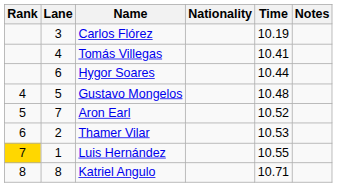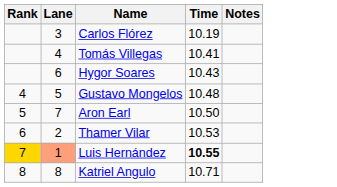- column: (220, 14)
(273, 73) 10.44 -> (204, 73) 10.43
(273, 113) 10.52 -> (204, 113) 10.50
(58, 152) no background -> (58, 152) lightsalmon background
(273, 152) normal -> (204, 152) bold
